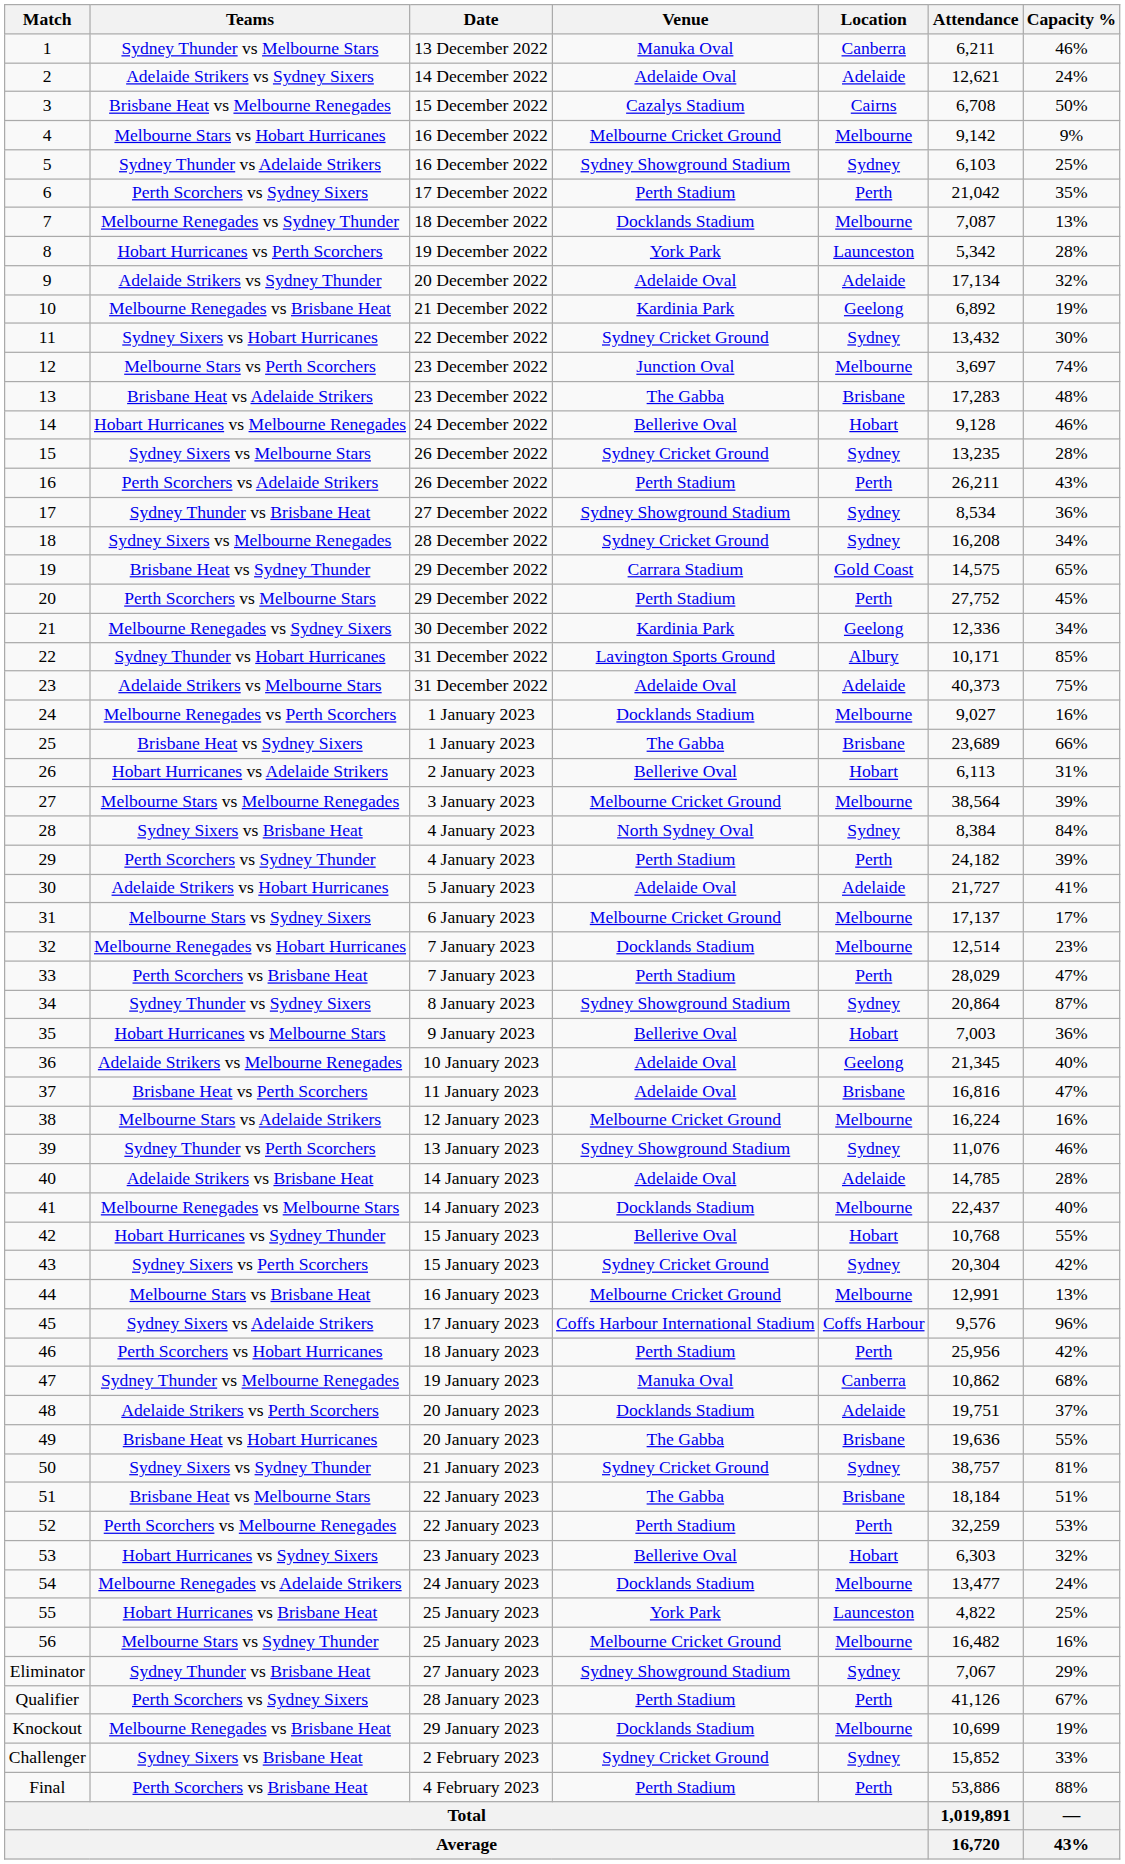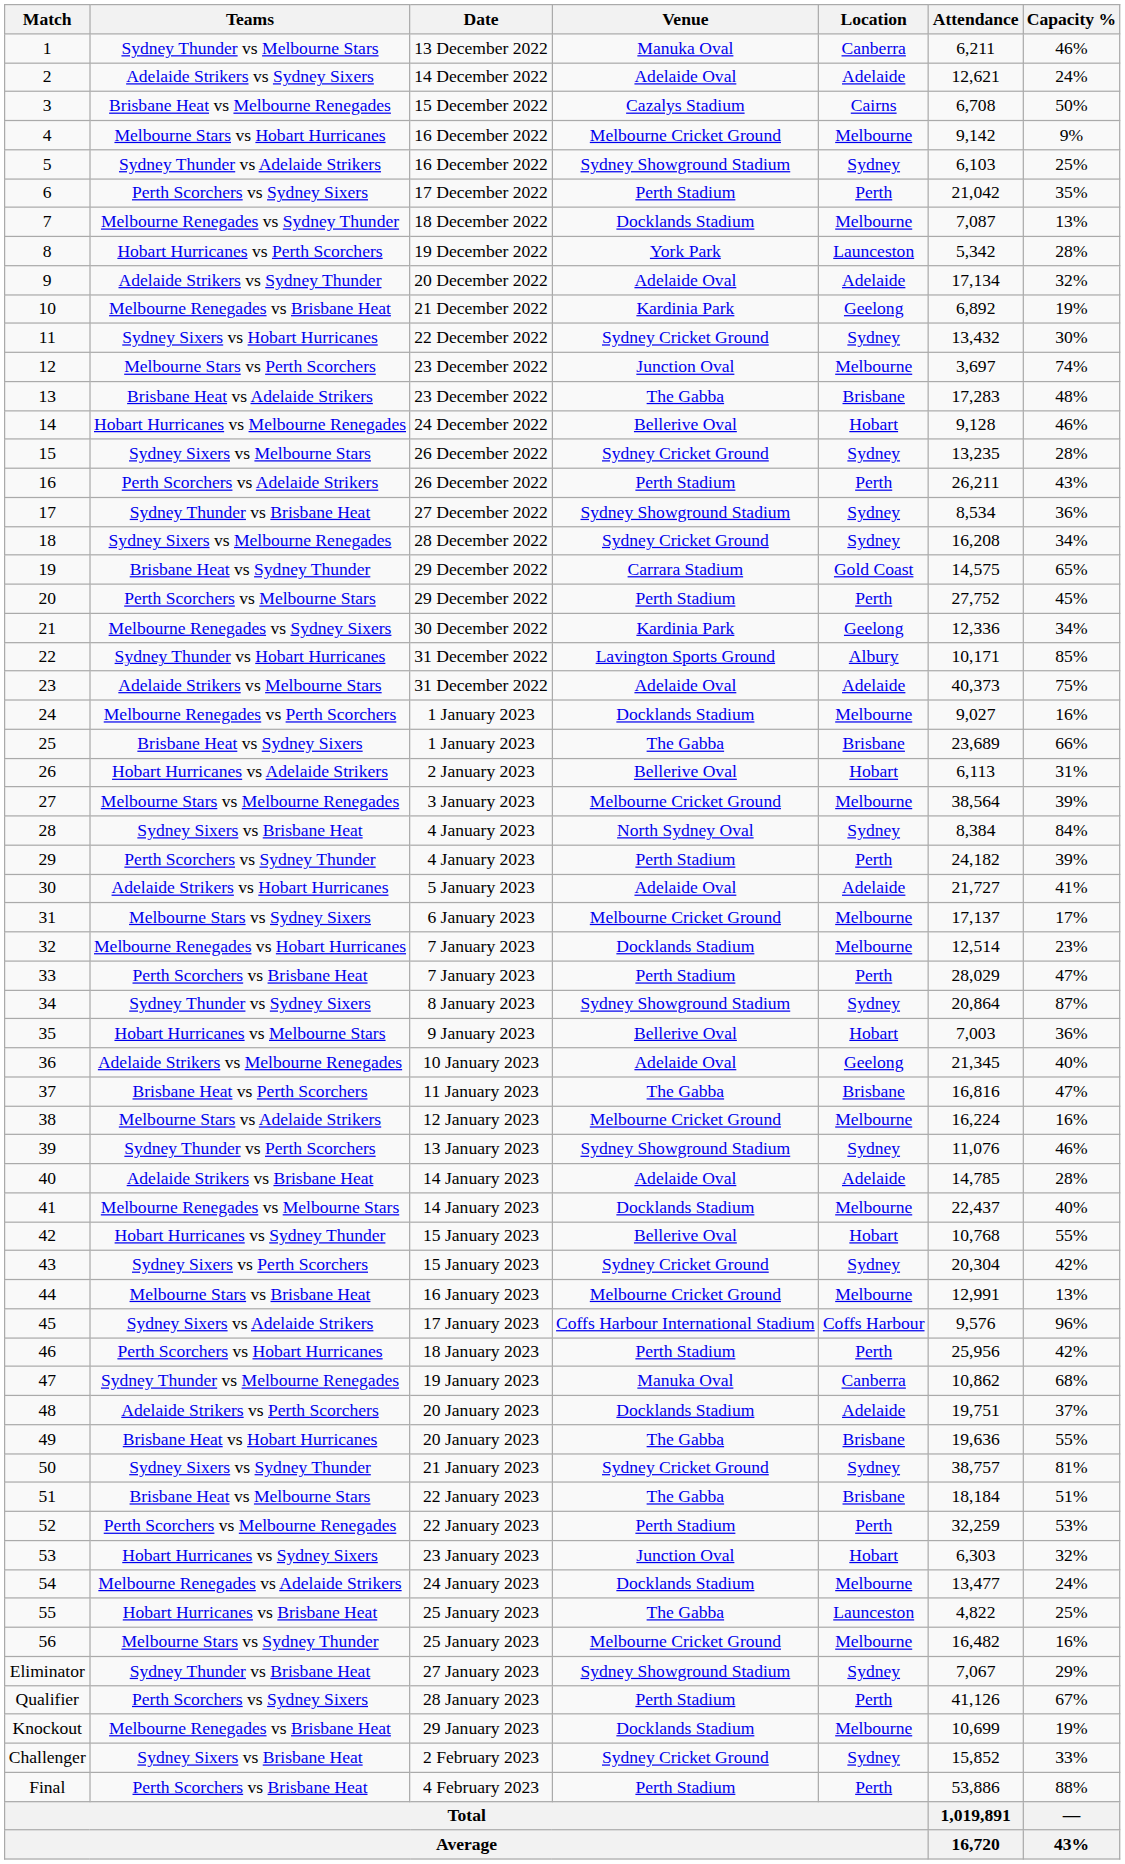(685, 1091) Adelaide Oval -> (685, 1091) The Gabba
(685, 1555) Bellerive Oval -> (685, 1555) Junction Oval
(685, 1613) York Park -> (685, 1613) The Gabba
